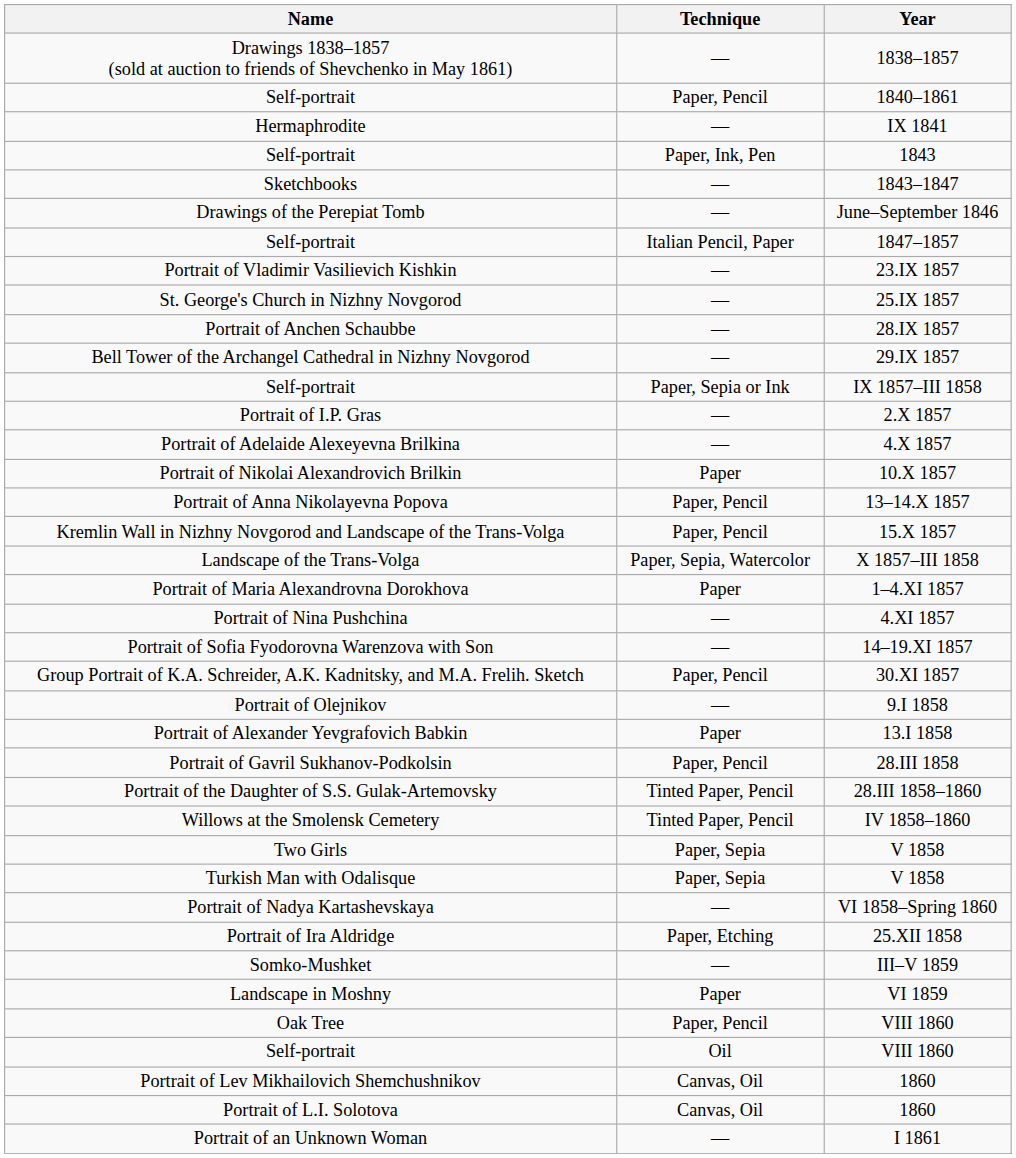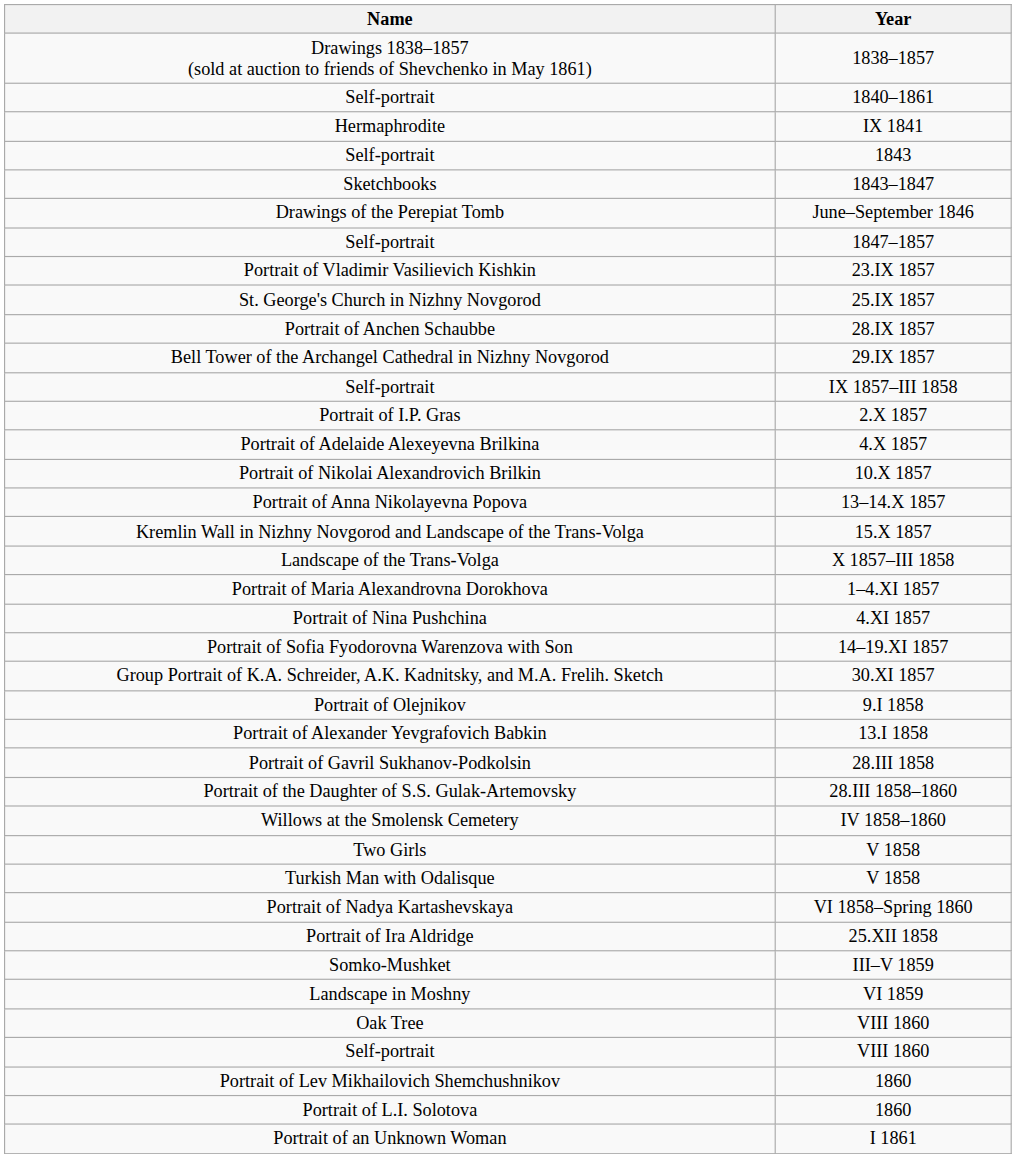- column: (720, 18)
